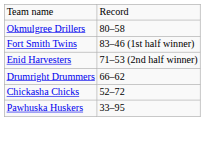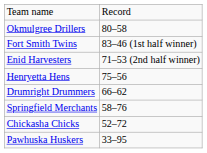+ row: (38, 76)
+ row: (52, 108)
